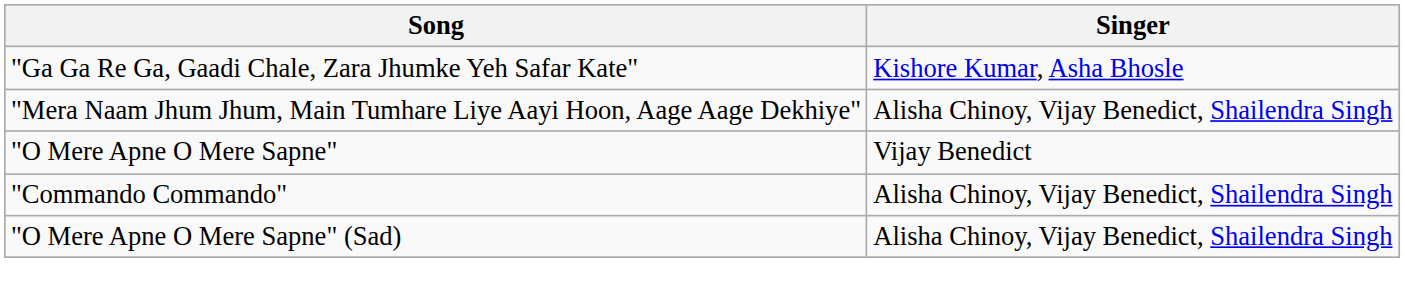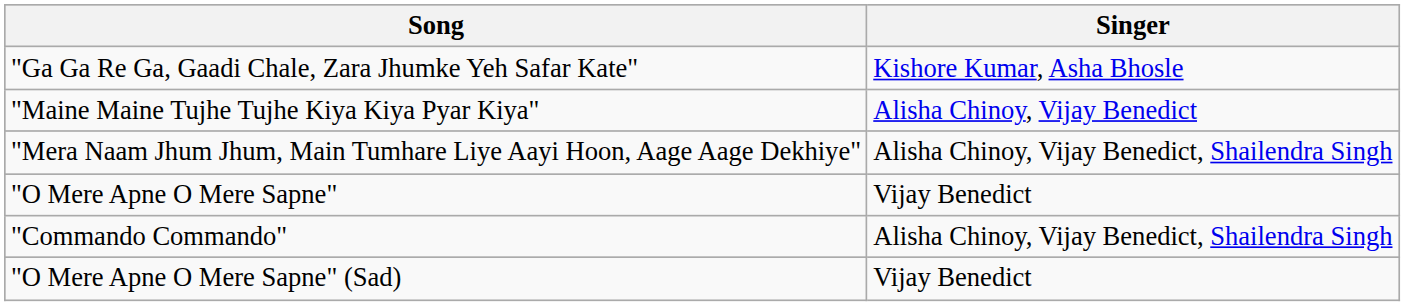+ row: (275, 109)
(1133, 236) Alisha Chinoy, Vijay Benedict, Shailendra Singh -> (952, 278) Vijay Benedict
